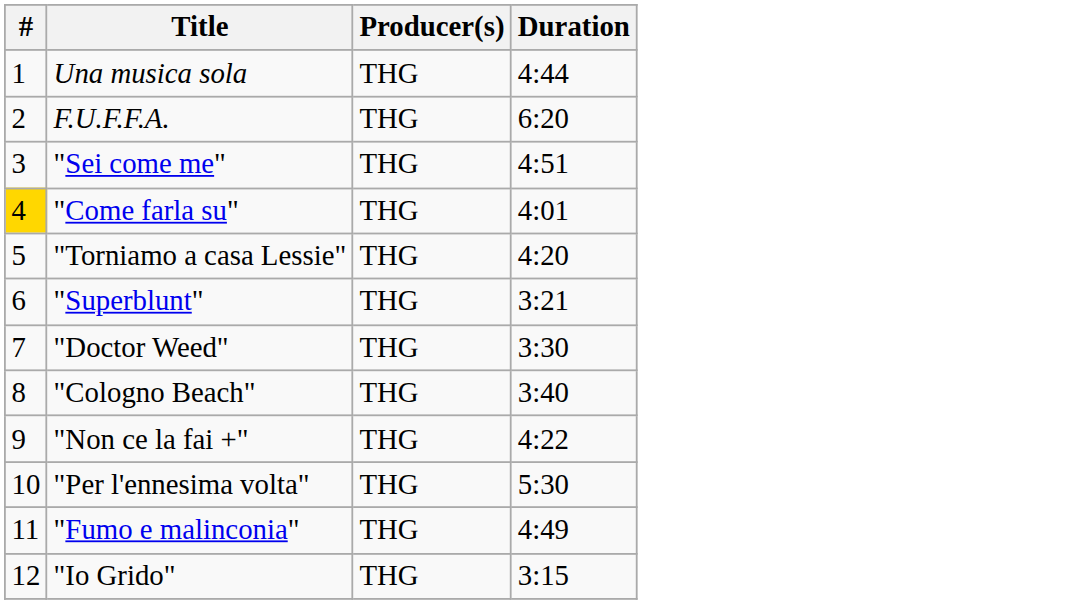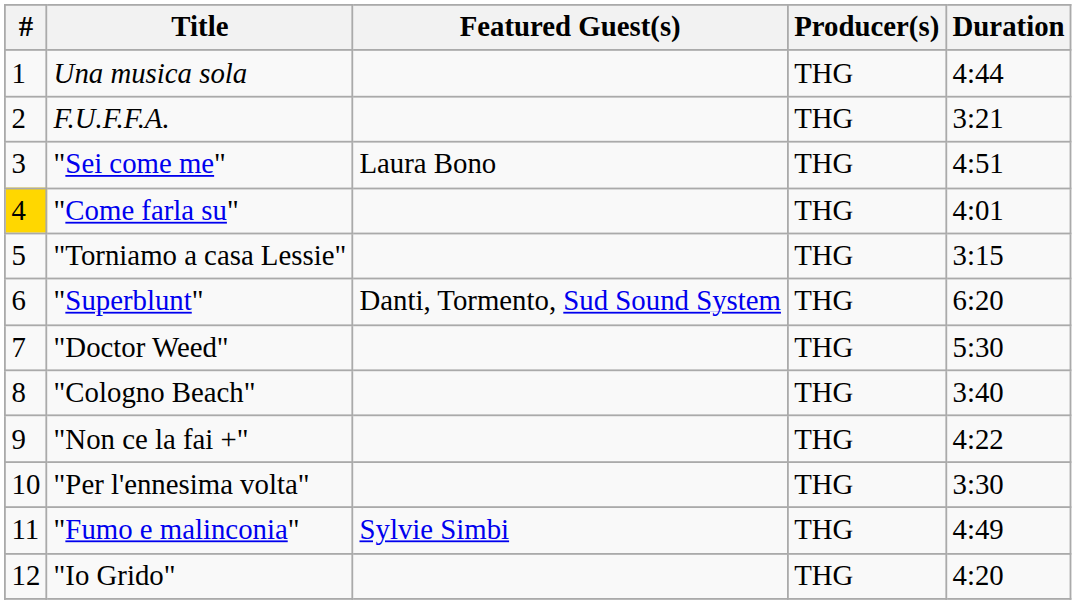+ column: (570, 27)
(543, 118) 6:20 -> (978, 118) 3:21
(543, 255) 4:20 -> (978, 255) 3:15
(543, 301) 3:21 -> (978, 301) 6:20
(543, 347) 3:30 -> (978, 347) 5:30
(543, 484) 5:30 -> (978, 484) 3:30
(543, 575) 3:15 -> (978, 575) 4:20
